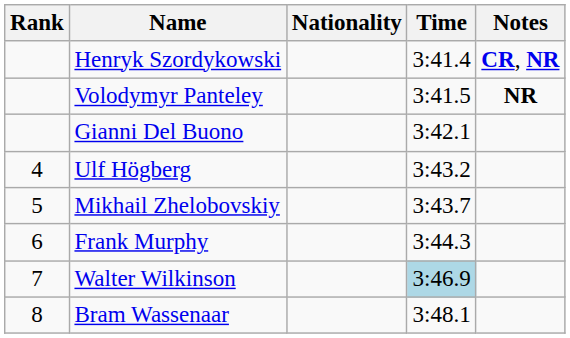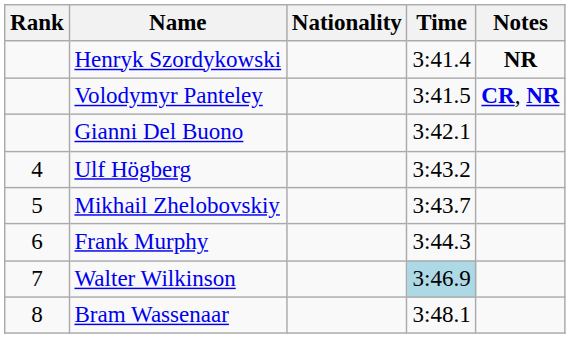(520, 59) CR, NR -> (520, 59) NR
(520, 95) NR -> (520, 95) CR, NR
